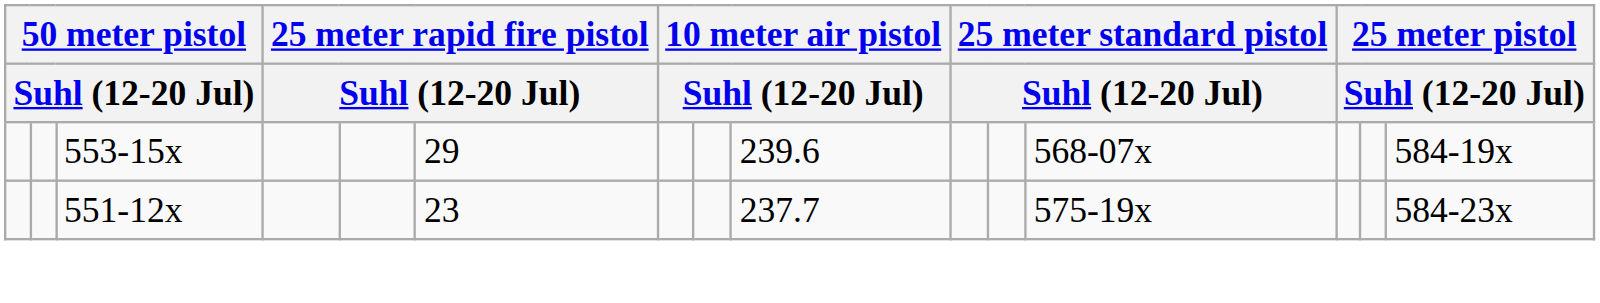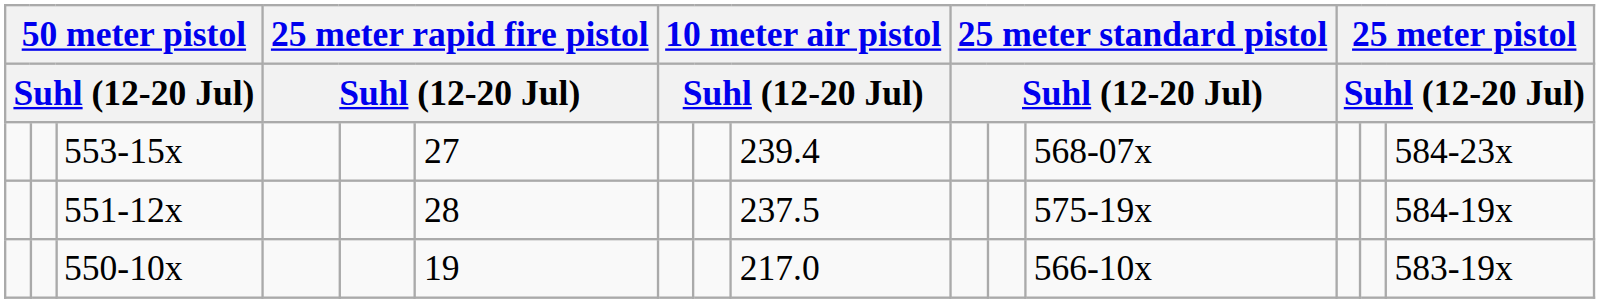(442, 151) 29 -> (442, 151) 27
(780, 151) 239.6 -> (780, 151) 239.4
(1454, 151) 584-19x -> (1454, 151) 584-23x
(442, 209) 23 -> (442, 209) 28
(780, 209) 237.7 -> (780, 209) 237.5
(1454, 209) 584-23x -> (1454, 209) 584-19x
+ row: (123, 268)
